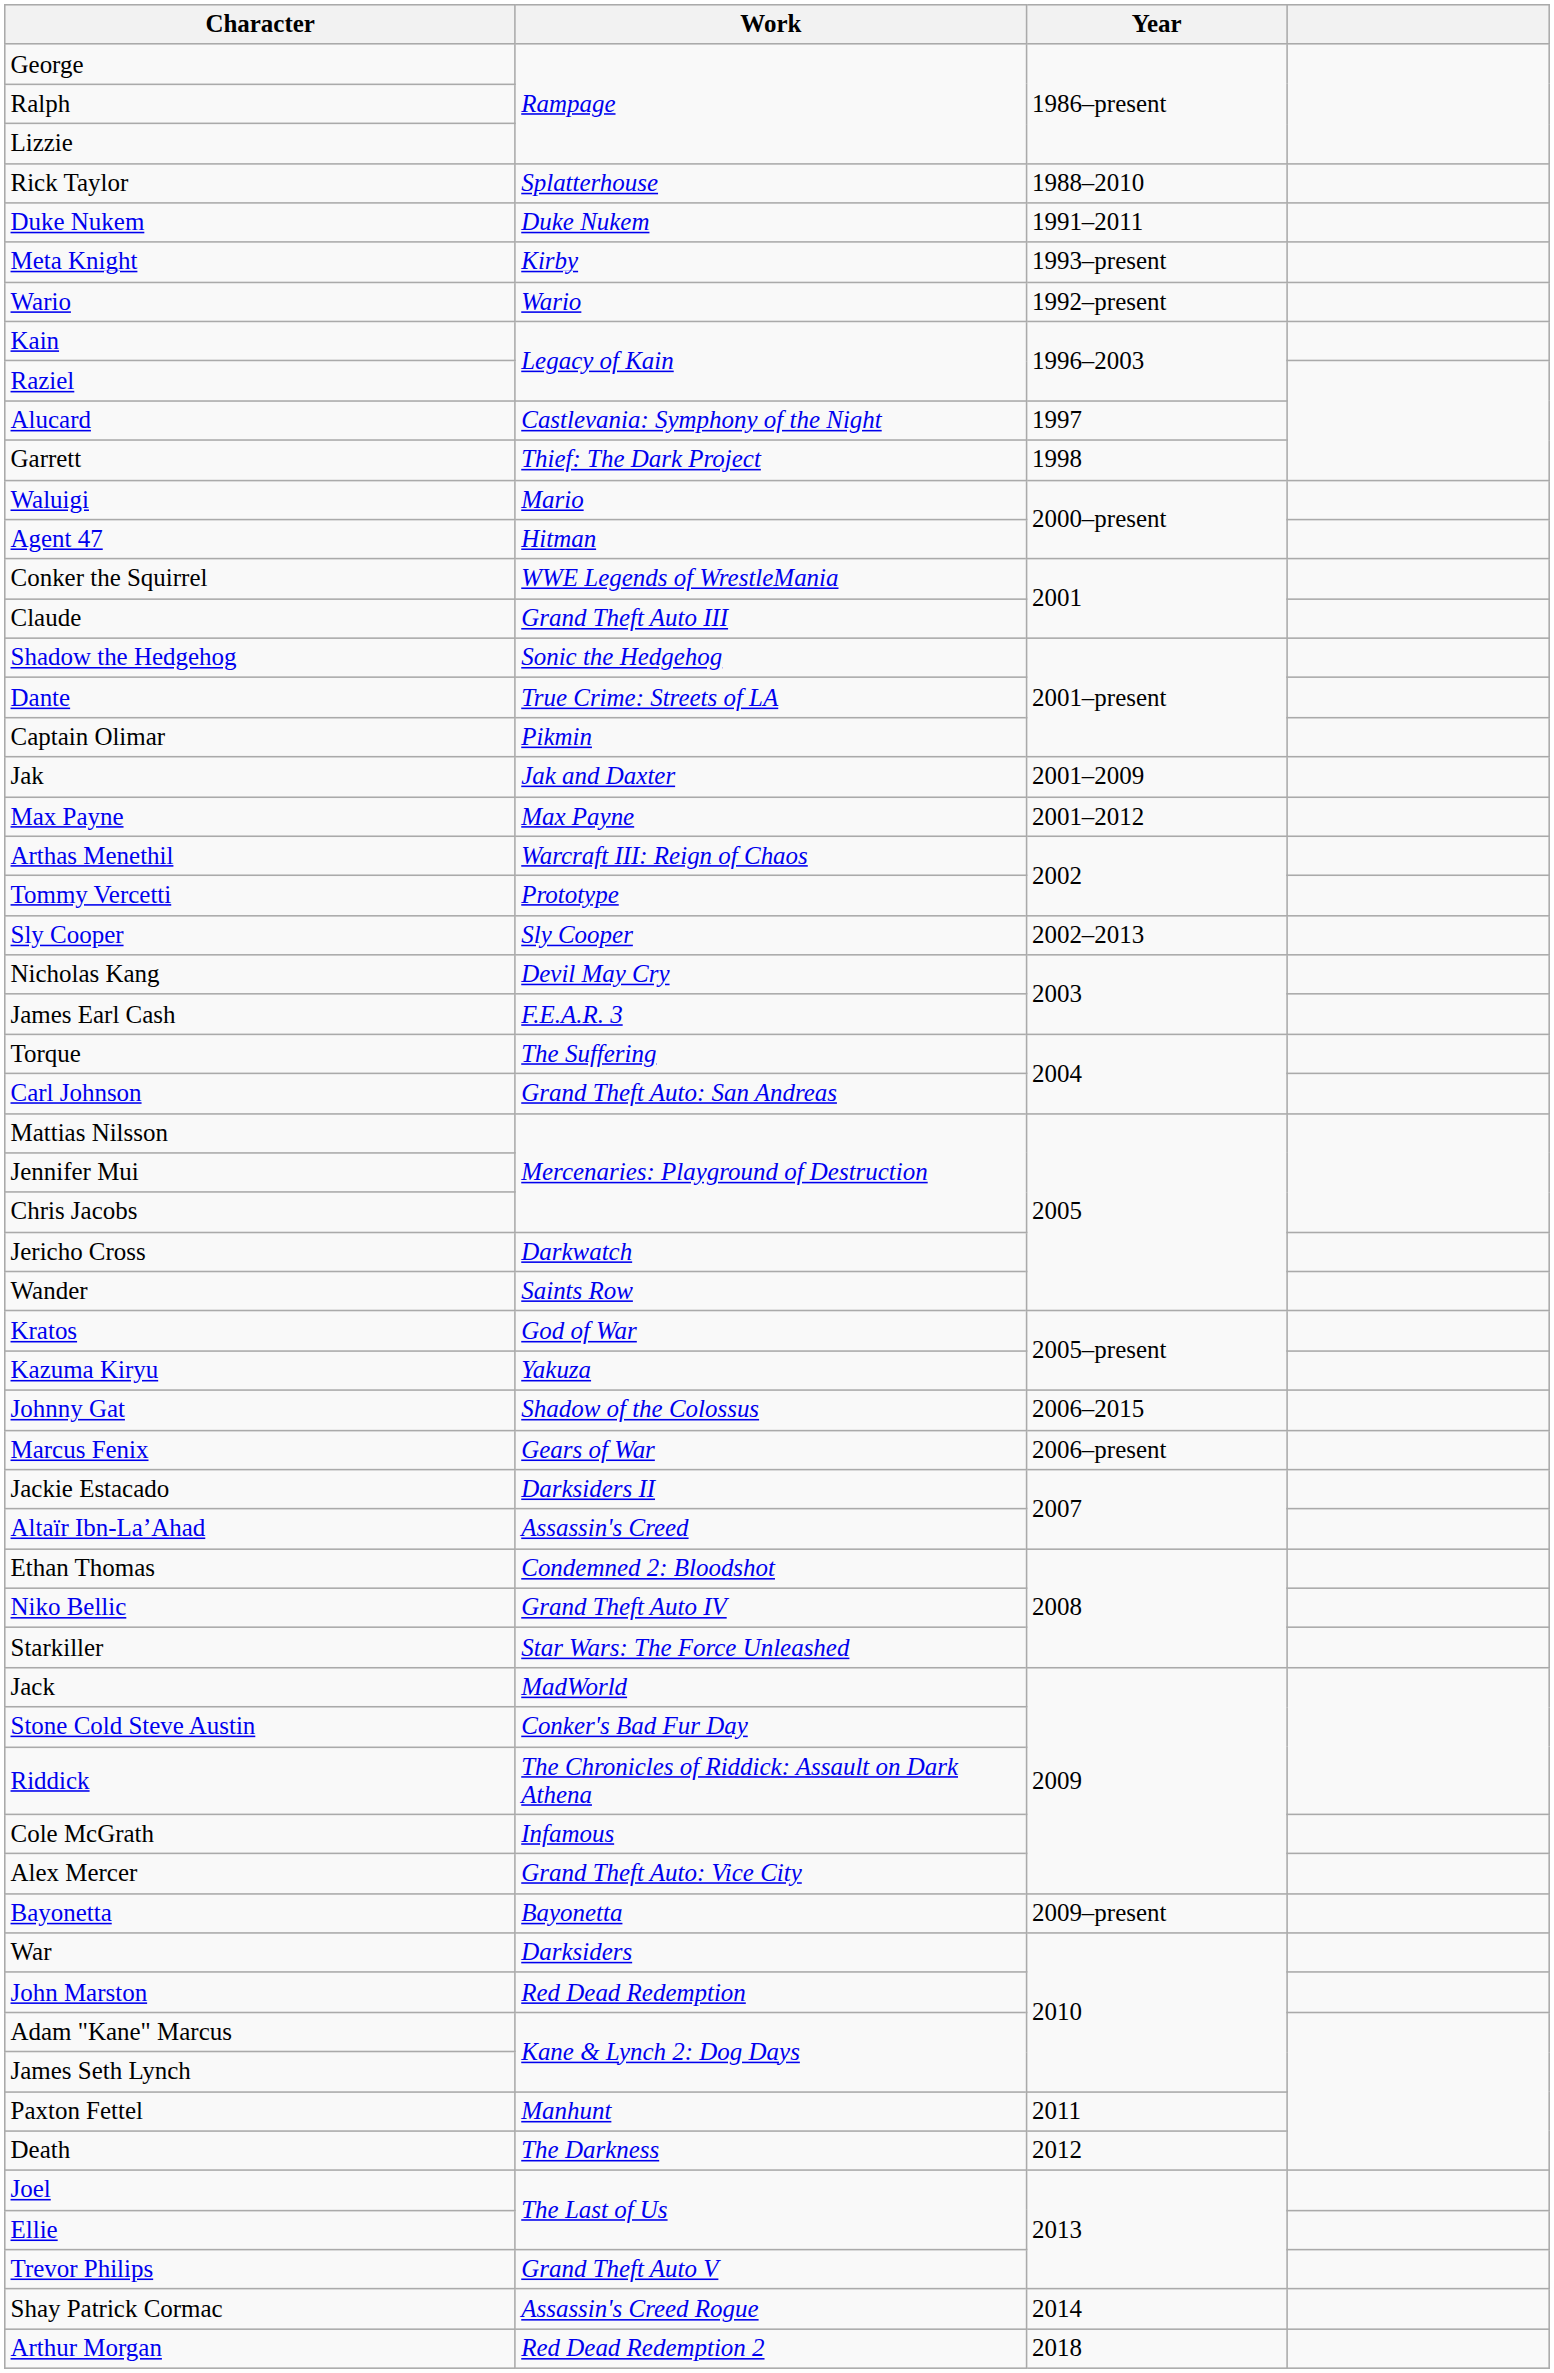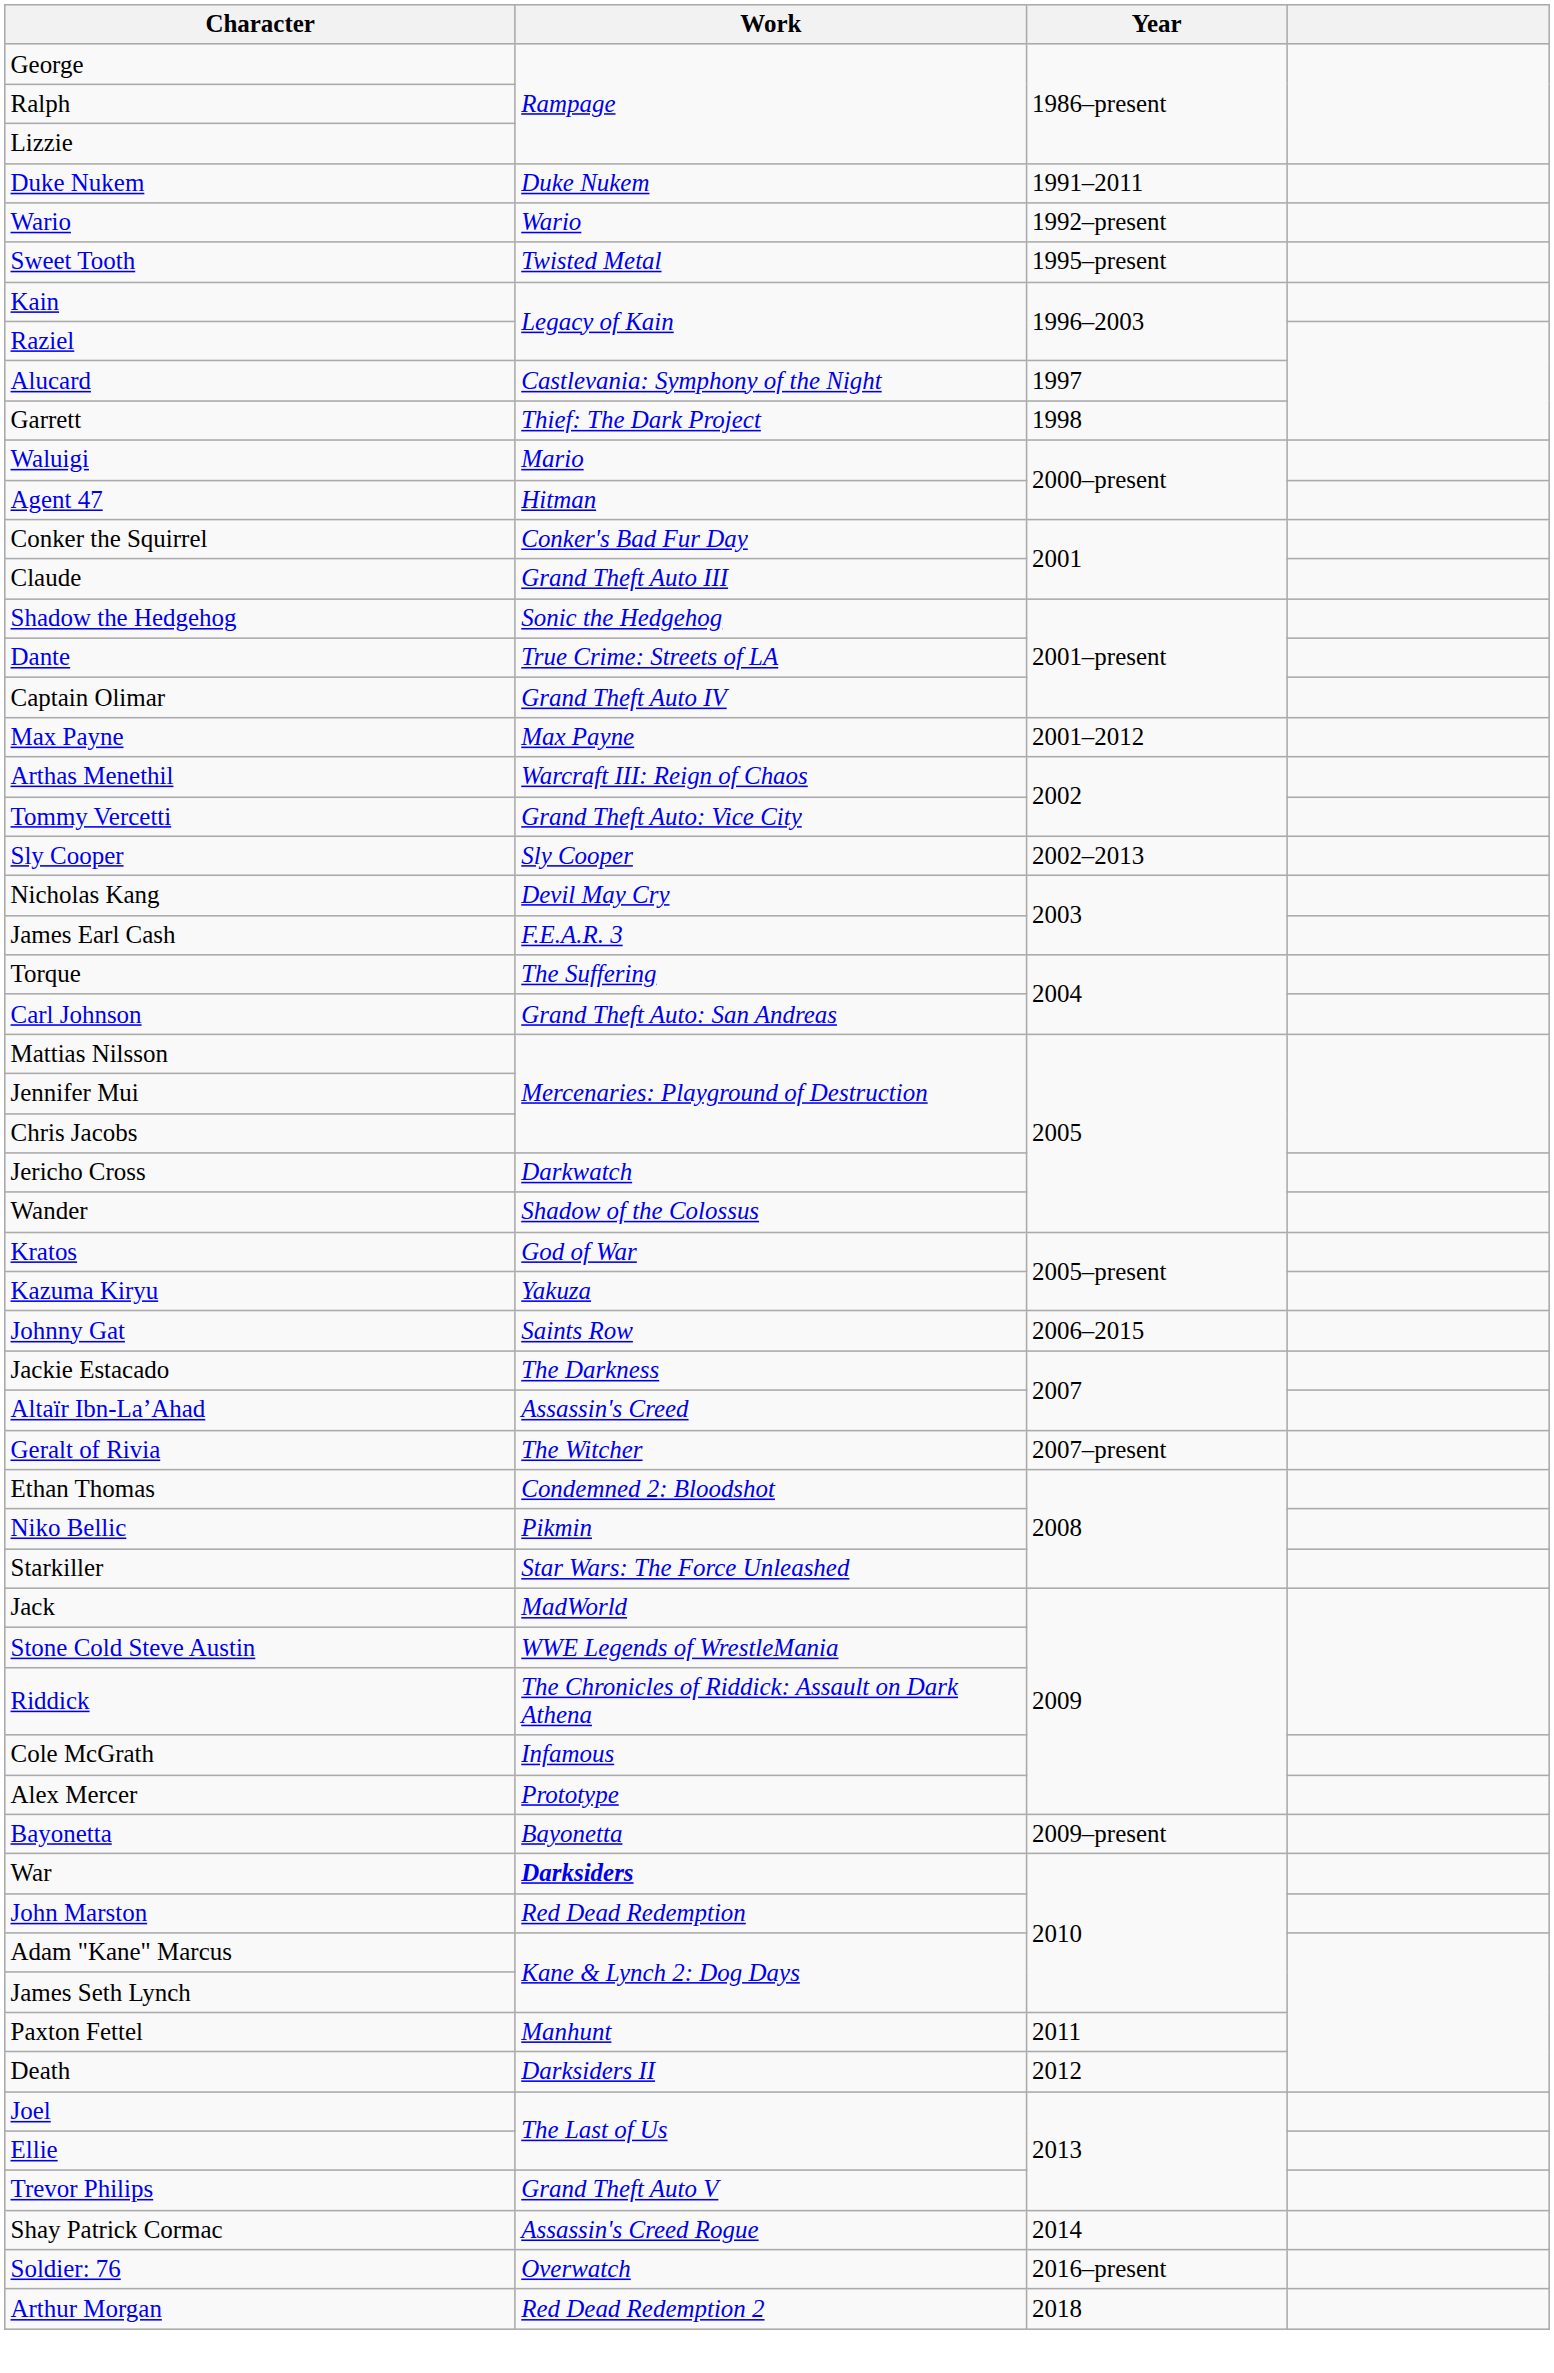- row: (69, 182)
- row: (74, 261)
+ row: (73, 261)
(680, 578) WWE Legends of WrestleMania -> (634, 538) Conker's Bad Fur Day
(557, 736) Pikmin -> (624, 697) Grand Theft Auto IV
- row: (27, 776)
(570, 895) Prototype -> (662, 815) Grand Theft Auto: Vice City
(577, 1291) Saints Row -> (640, 1211) Shadow of the Colossus
(640, 1409) Shadow of the Colossus -> (577, 1330) Saints Row
- row: (80, 1449)
(588, 1488) Darksiders II -> (590, 1370) The Darkness
+ row: (85, 1449)
(624, 1607) Grand Theft Auto IV -> (557, 1528) Pikmin
(634, 1726) Conker's Bad Fur Day -> (680, 1647) WWE Legends of WrestleMania
(662, 1873) Grand Theft Auto: Vice City -> (570, 1794) Prototype
(577, 1952) normal -> (577, 1873) bold
(590, 2150) The Darkness -> (588, 2071) Darksiders II
+ row: (66, 2269)
